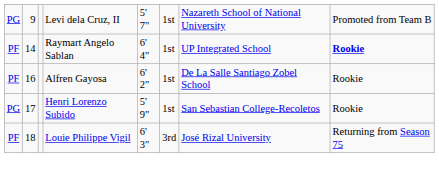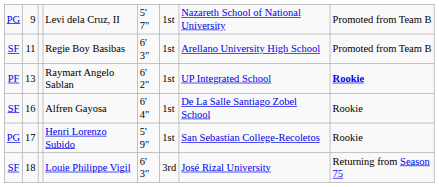+ row: (85, 49)
(30, 49) 14 -> (30, 78) 13
(145, 49) 6' 4" -> (145, 78) 6' 2"
(13, 78) PF -> (13, 108) SF
(145, 78) 6' 2" -> (145, 108) 6' 4"
(13, 138) PF -> (13, 168) SF
